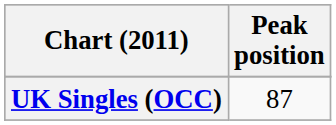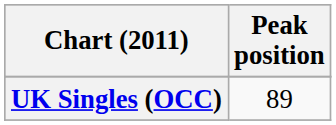(279, 98) 87 -> (279, 98) 89
